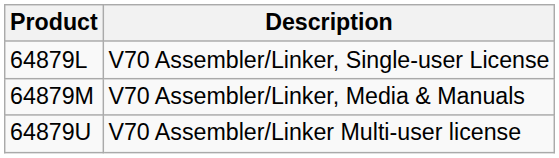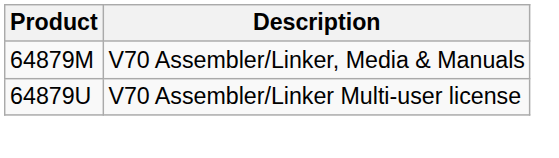- row: (329, 59)
